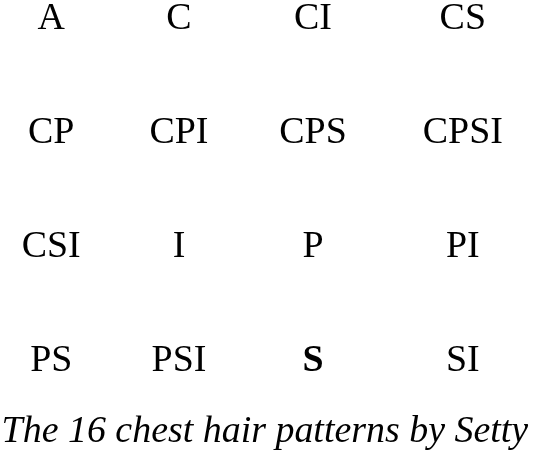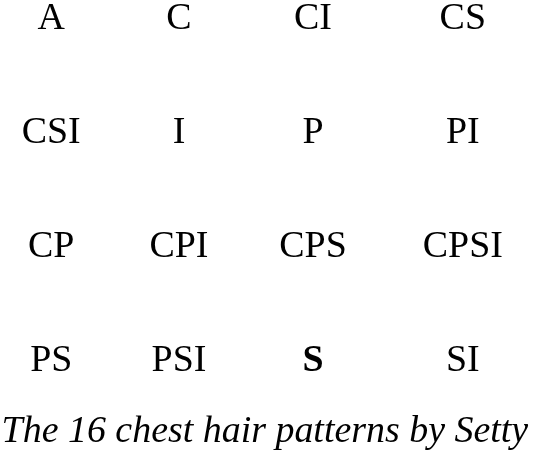rows swapped: (51, 130) <-> (51, 244)
